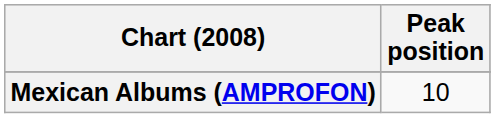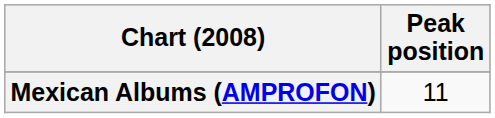(436, 91) 10 -> (436, 91) 11
